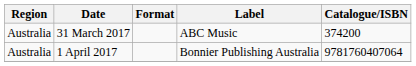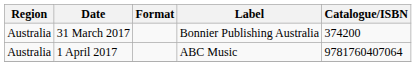(209, 33) ABC Music -> (249, 33) Bonnier Publishing Australia
(249, 52) Bonnier Publishing Australia -> (209, 52) ABC Music
